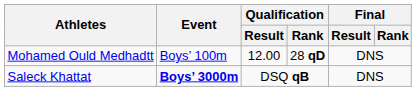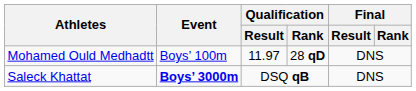(264, 56) 12.00 -> (264, 56) 11.97
